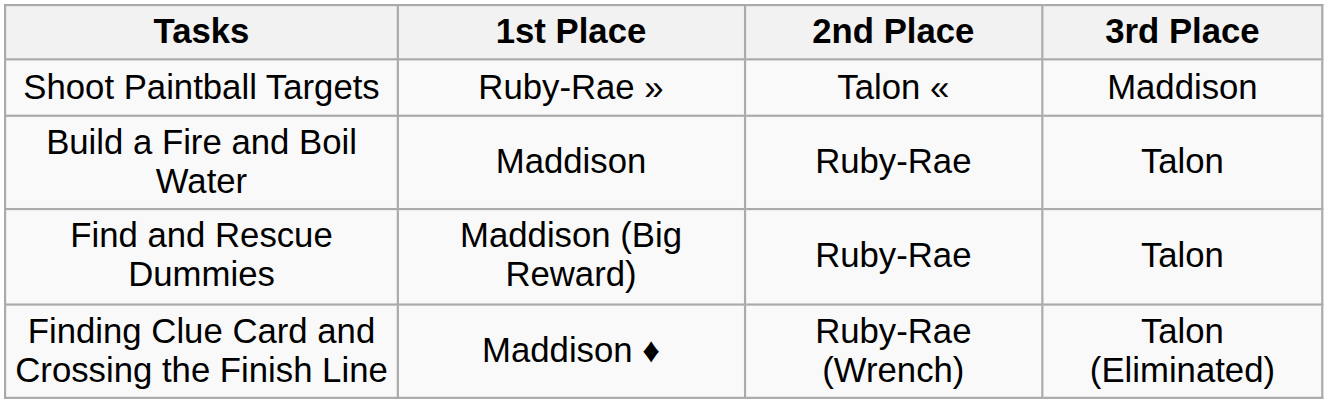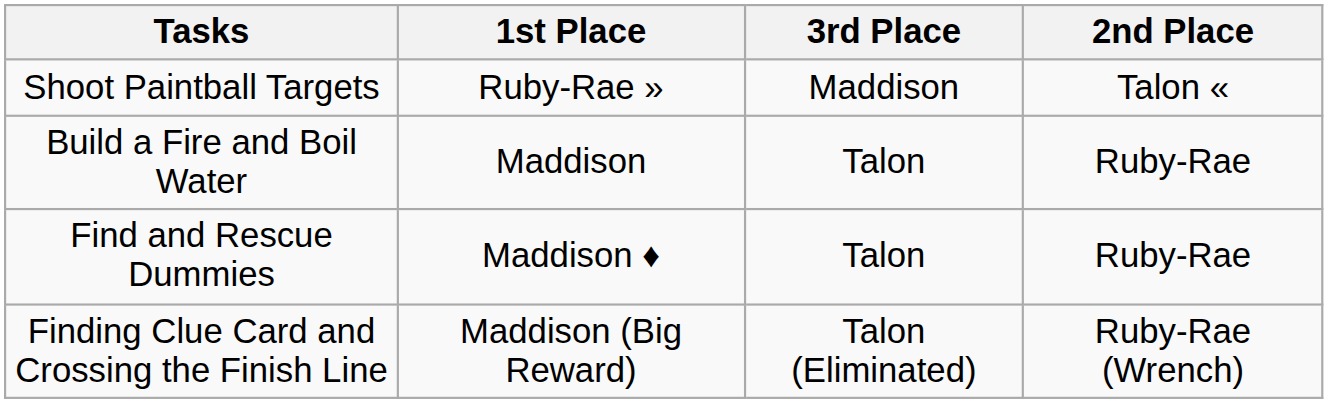columns swapped: (893, 32) <-> (1182, 32)
(571, 255) Maddison (Big Reward) -> (571, 255) Maddison ♦
(571, 349) Maddison ♦ -> (571, 349) Maddison (Big Reward)
